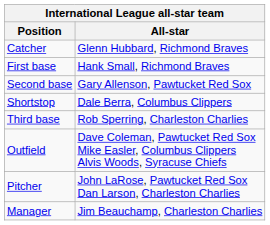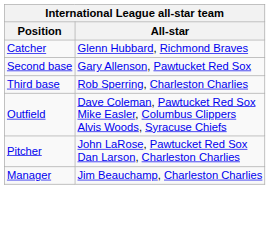- row: (32, 66)
- row: (31, 102)
